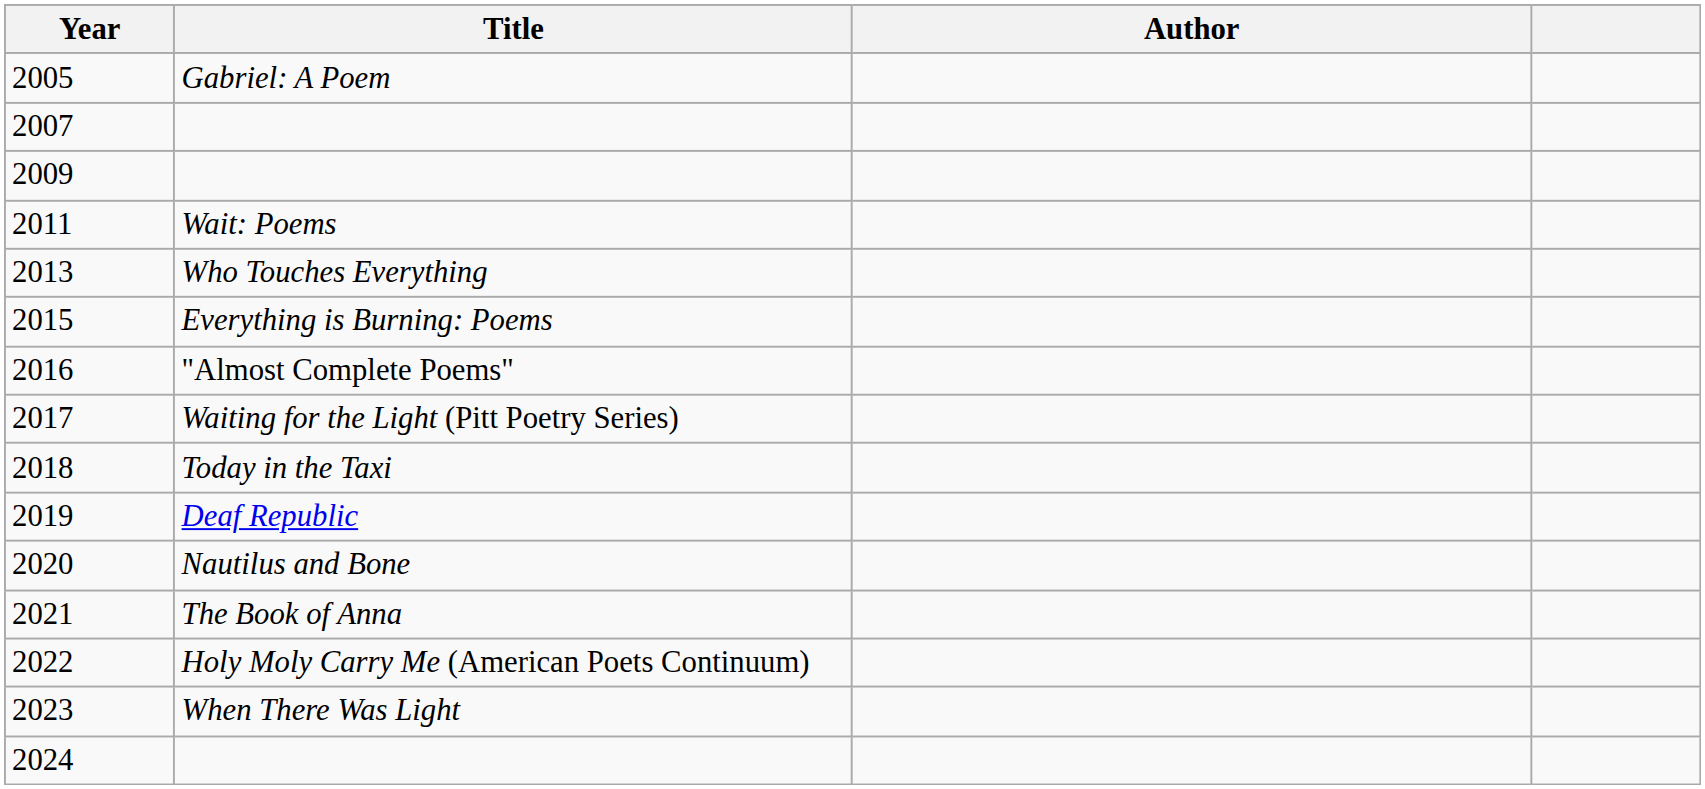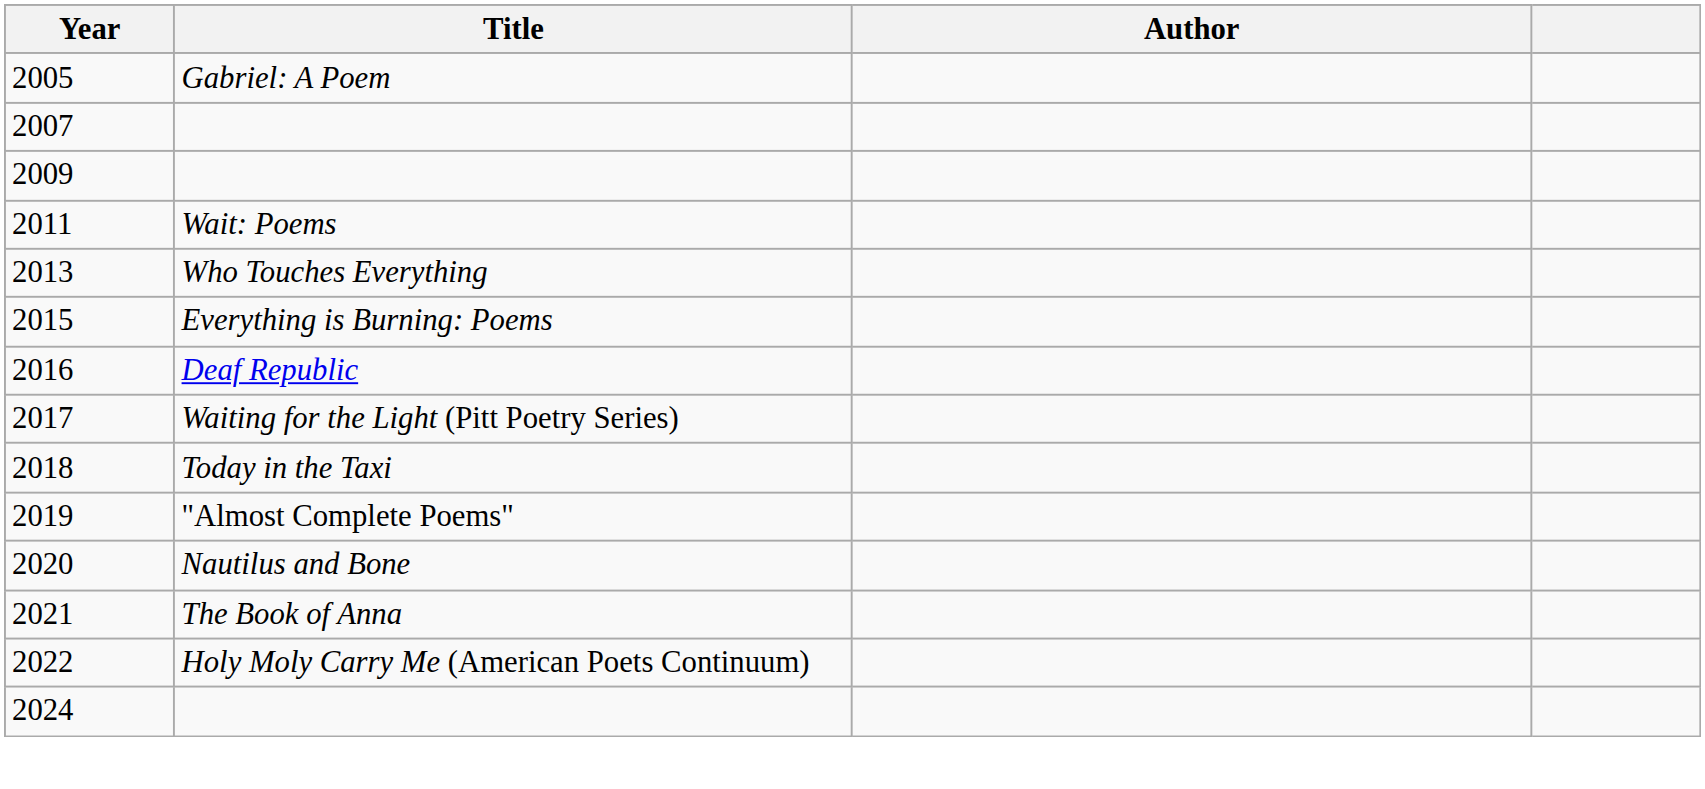(348, 369) "Almost Complete Poems" -> (270, 369) Deaf Republic
(270, 516) Deaf Republic -> (348, 516) "Almost Complete Poems"
- row: (43, 710)
